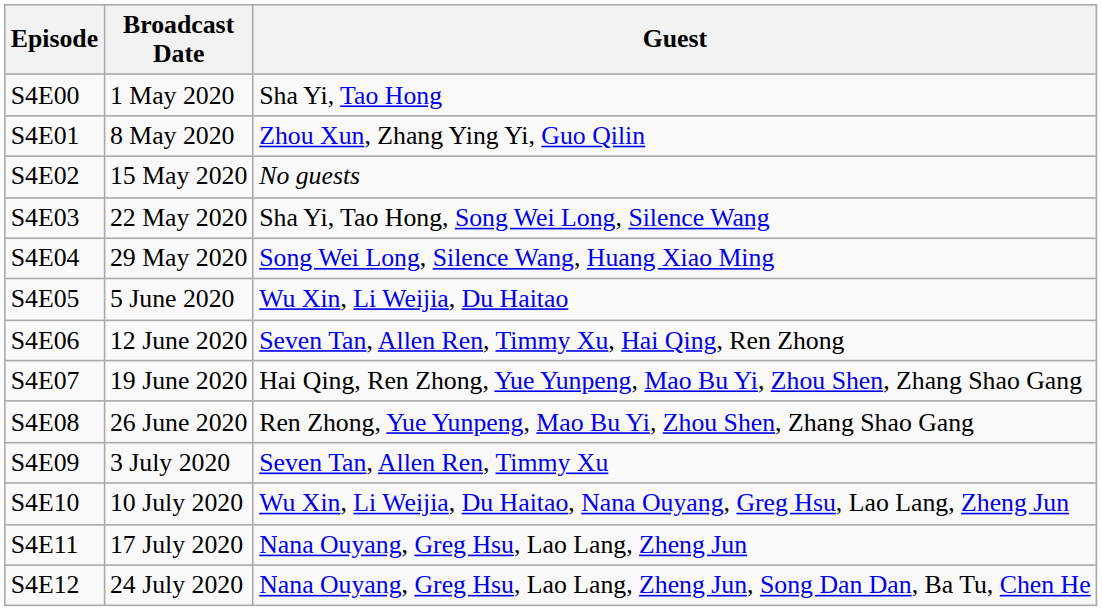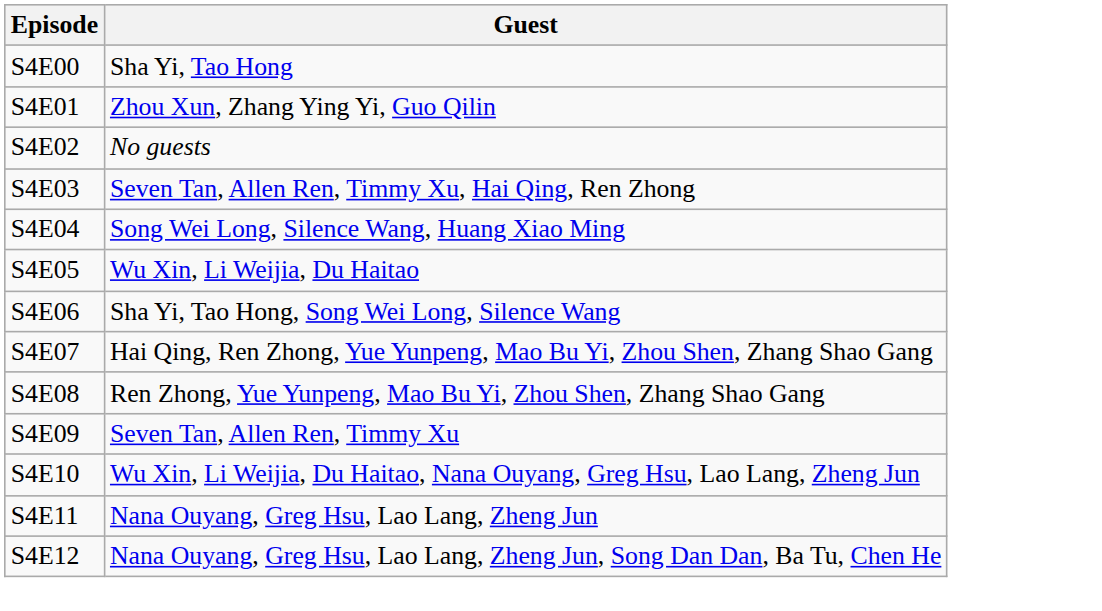- column: (179, 39)
(514, 217) Sha Yi, Tao Hong, Song Wei Long, Silence Wang -> (403, 188) Seven Tan, Allen Ren, Timmy Xu, Hai Qing, Ren Zhong
(552, 339) Seven Tan, Allen Ren, Timmy Xu, Hai Qing, Ren Zhong -> (365, 310) Sha Yi, Tao Hong, Song Wei Long, Silence Wang
